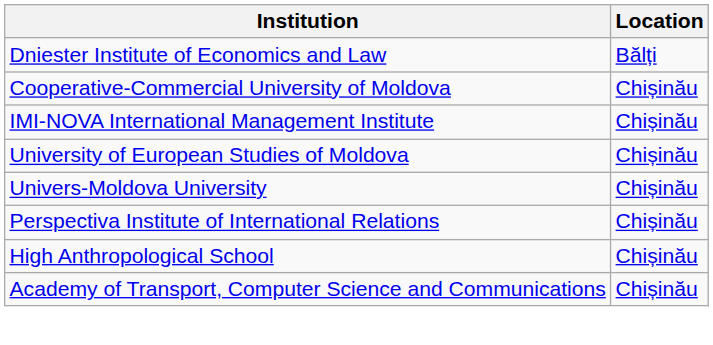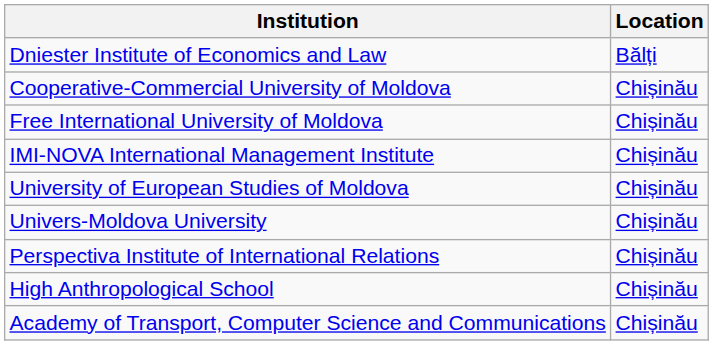+ row: (196, 121)
